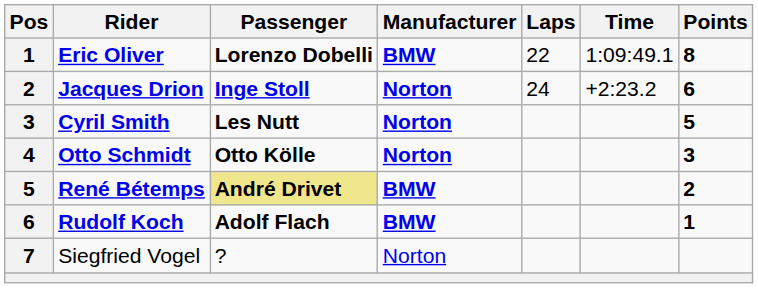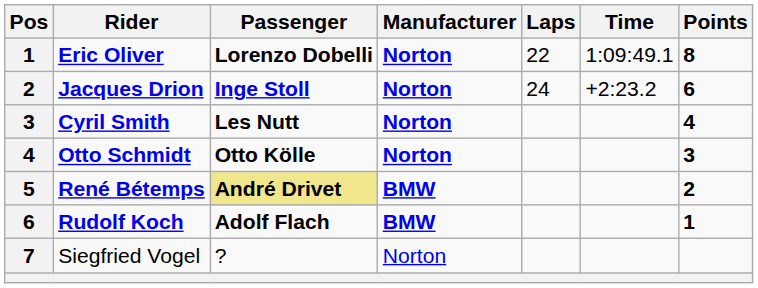(409, 55) BMW -> (417, 55) Norton
(689, 122) 5 -> (689, 122) 4
